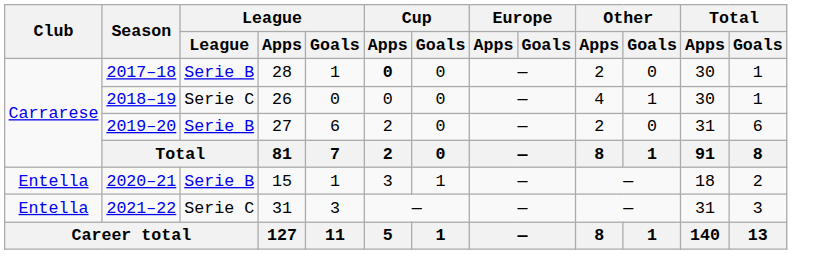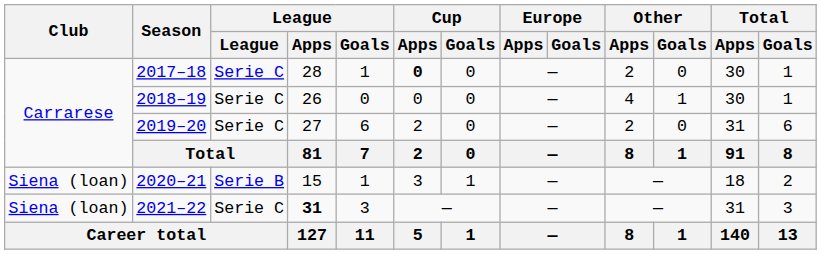(219, 72) Serie B -> (249, 72) Serie C
(219, 127) Serie B -> (249, 127) Serie C
(54, 181) Entella -> (69, 181) Siena (loan)
(54, 208) Entella -> (69, 208) Siena (loan)
(282, 208) normal -> (312, 208) bold
